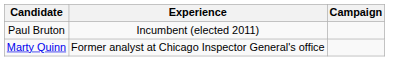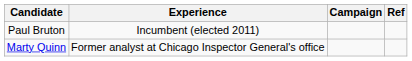+ column: (396, 13)
